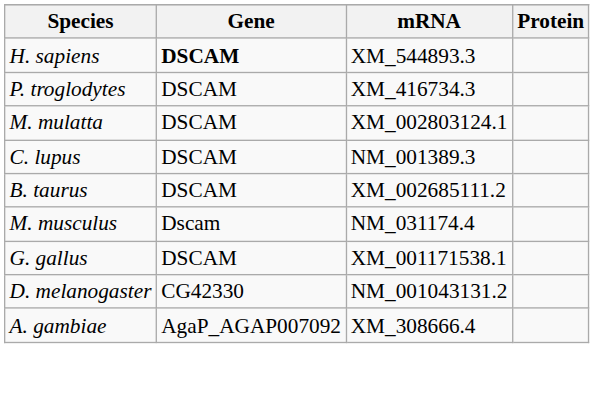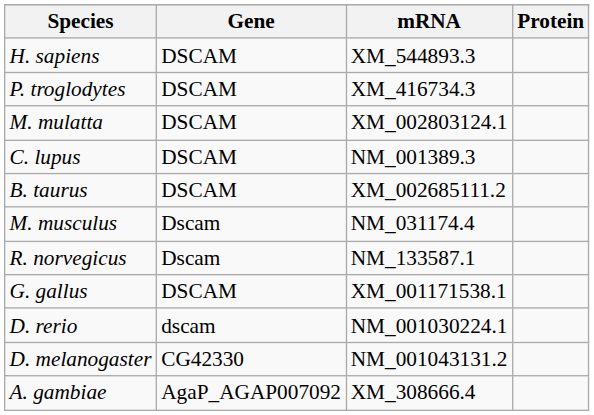(200, 55) bold -> (199, 55) normal
+ row: (68, 257)
+ row: (43, 325)
